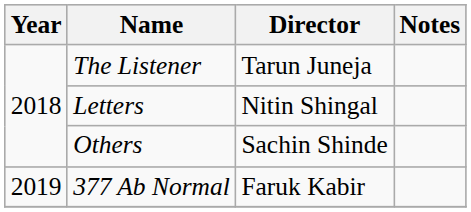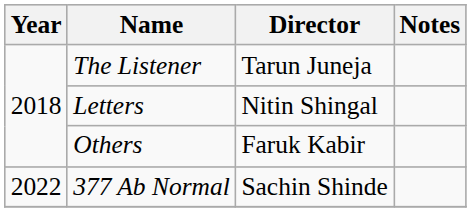(315, 145) Sachin Shinde -> (303, 145) Faruk Kabir
(36, 186) 2019 -> (36, 186) 2022
(303, 186) Faruk Kabir -> (315, 186) Sachin Shinde
